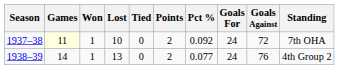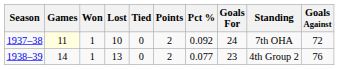columns swapped: (263, 18) <-> (307, 18)
(232, 56) 24 -> (232, 56) 23
